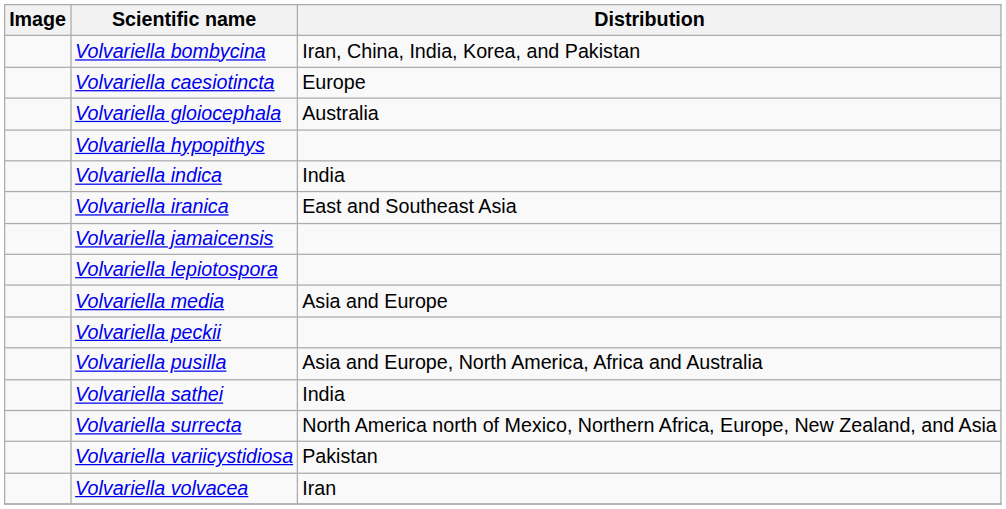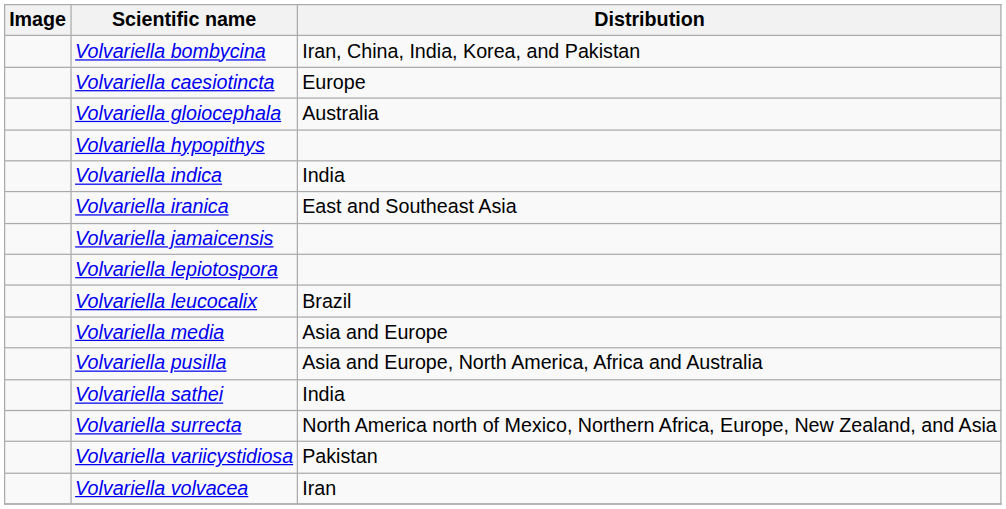+ row: (166, 301)
- row: (148, 332)
